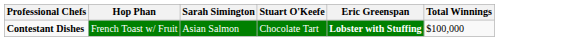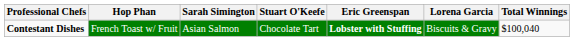+ column: (461, 12)
(445, 28) $100,000 -> (520, 28) $100,040
